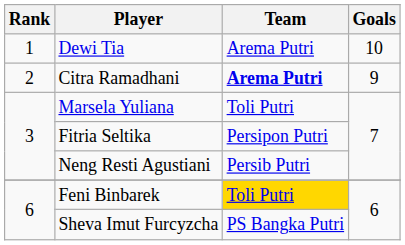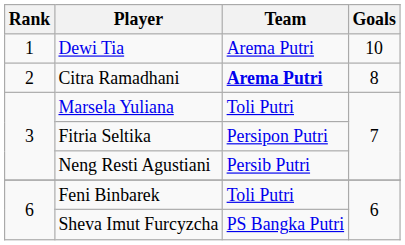(374, 77) 9 -> (374, 77) 8
(260, 195) gold background -> (260, 195) no background
